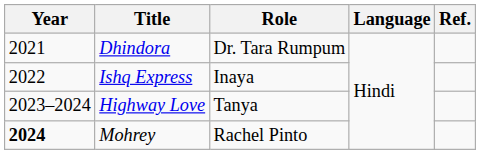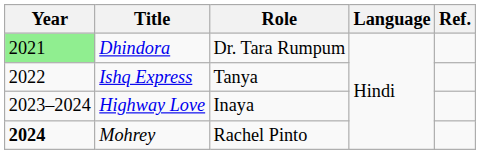(27, 47) no background -> (27, 47) lightgreen background
(234, 76) Inaya -> (236, 76) Tanya
(236, 105) Tanya -> (234, 105) Inaya
